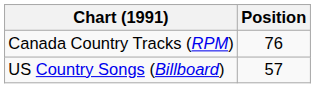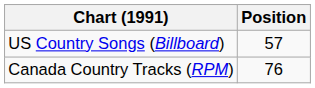rows swapped: (121, 43) <-> (116, 69)
